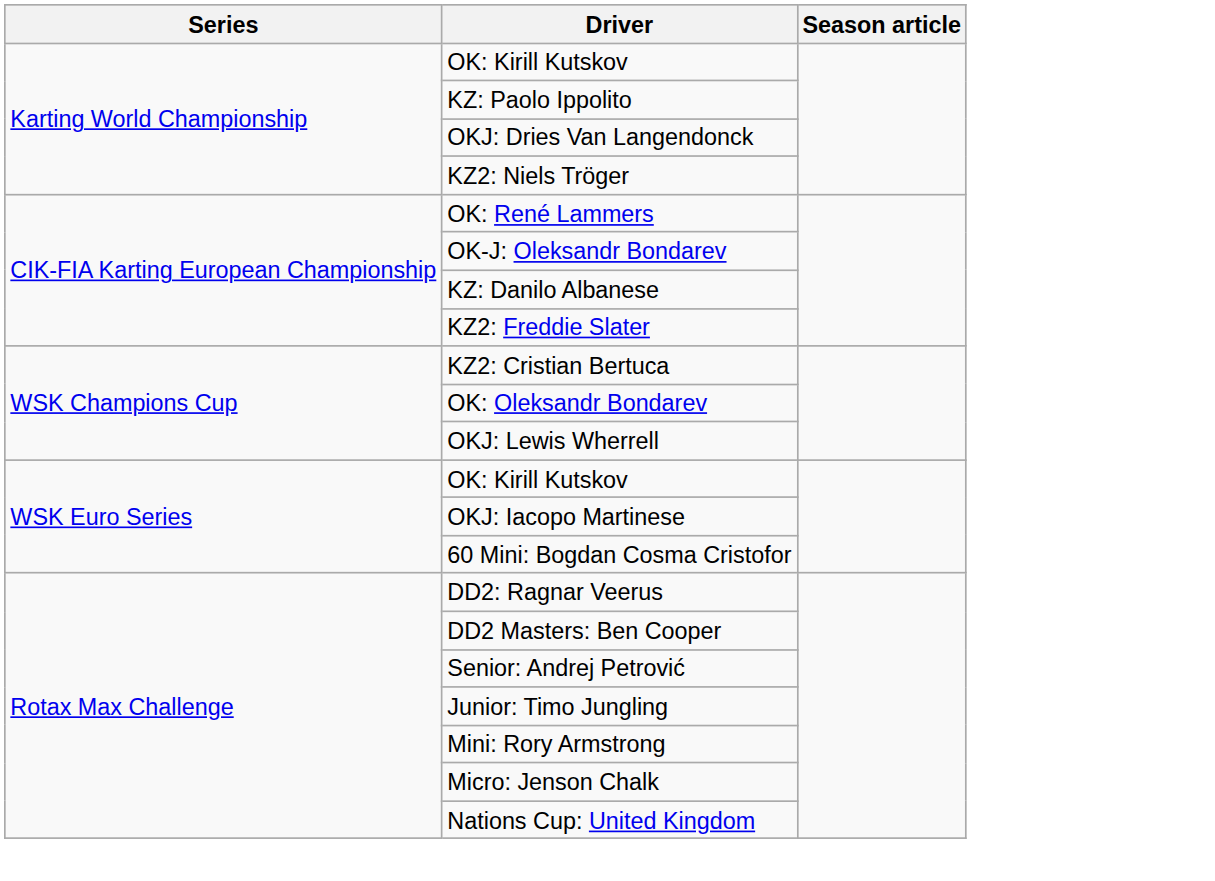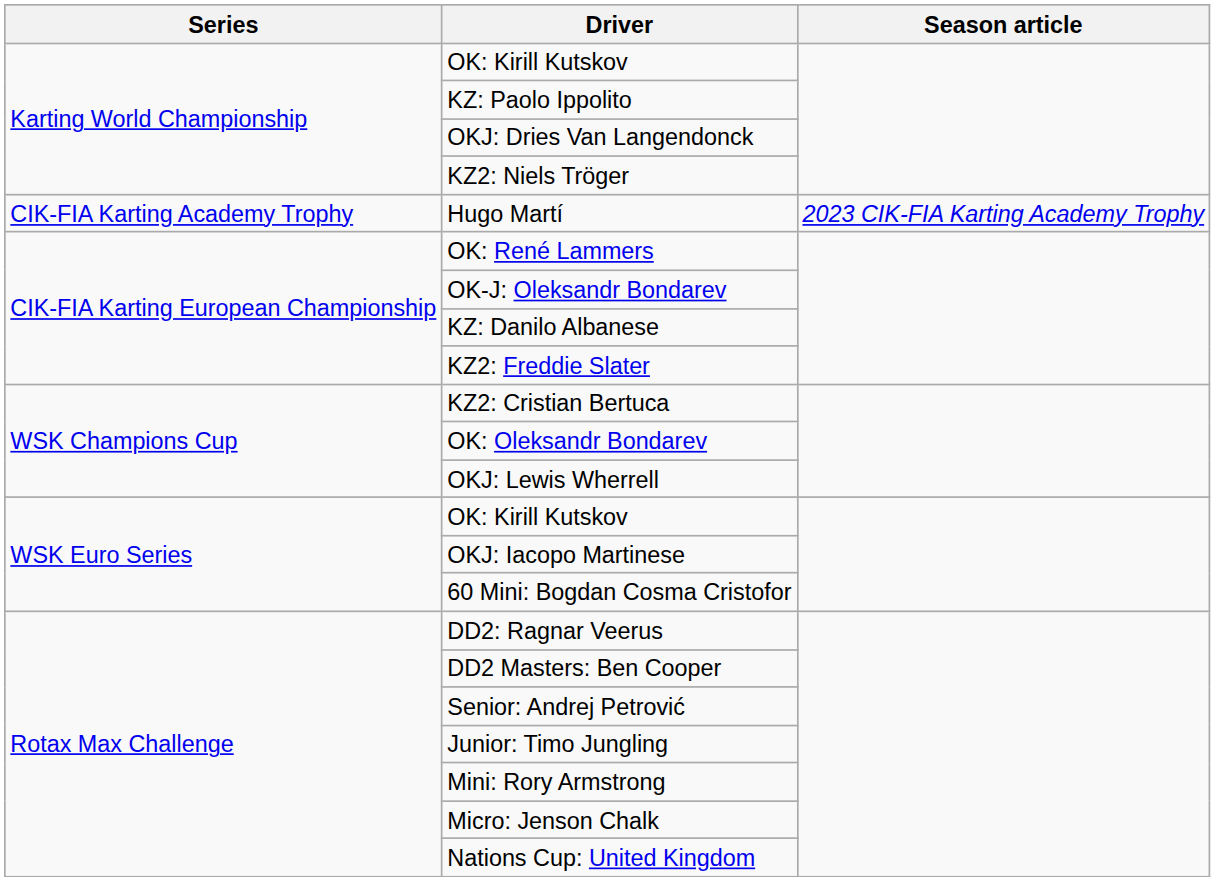+ row: (182, 213)
